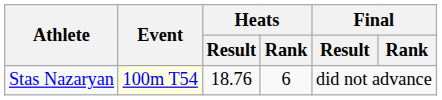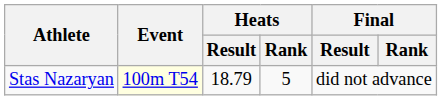(231, 80) 18.76 -> (231, 80) 18.79
(286, 80) 6 -> (286, 80) 5
